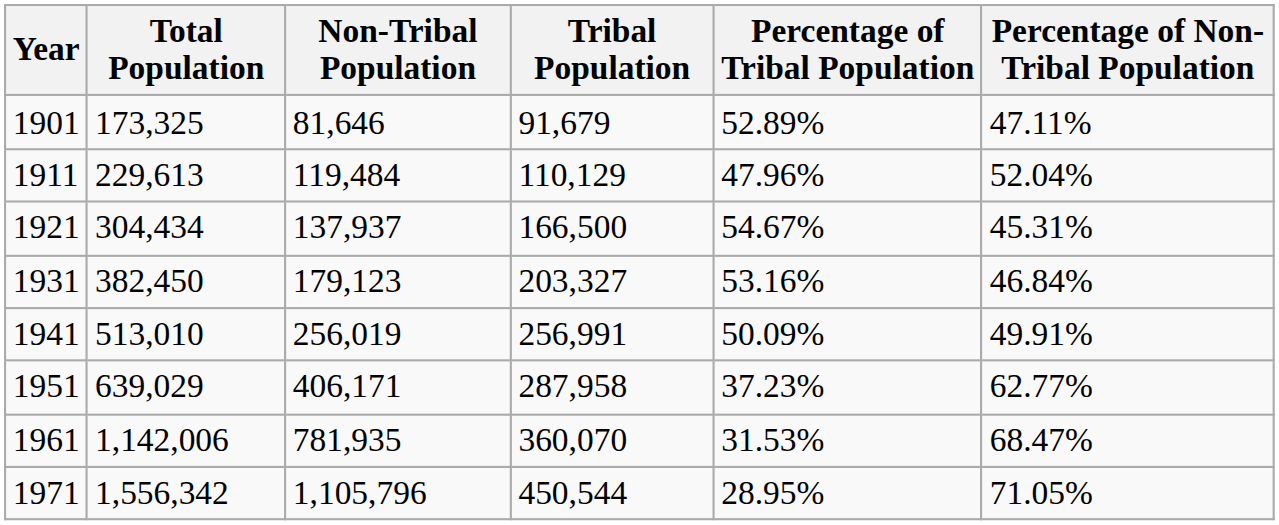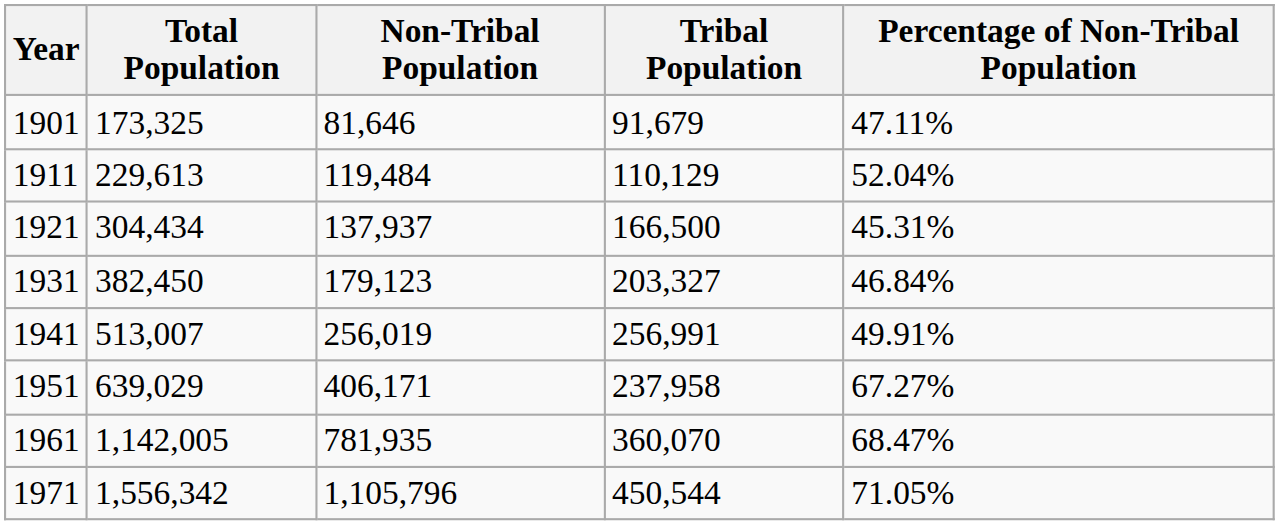- column: (848, 49)
(149, 333) 513,010 -> (149, 333) 513,007
(573, 386) 287,958 -> (666, 386) 237,958
(1041, 386) 62.77% -> (903, 386) 67.27%
(162, 439) 1,142,006 -> (162, 439) 1,142,005
